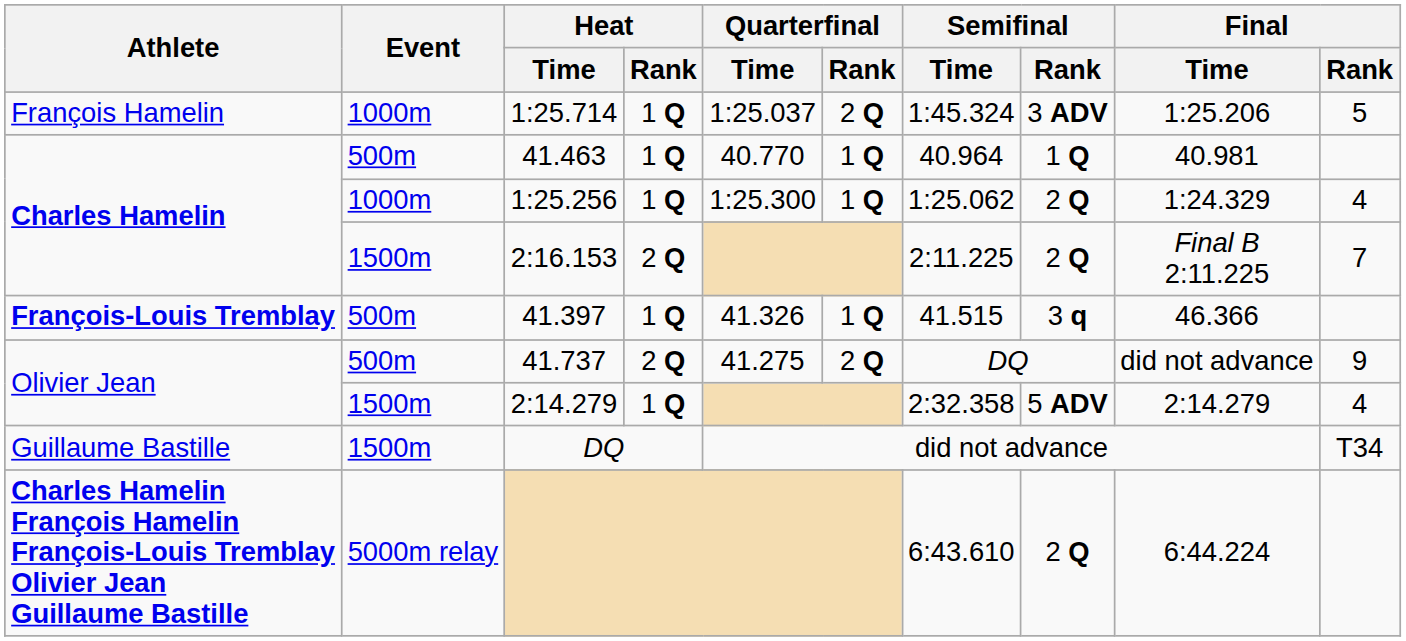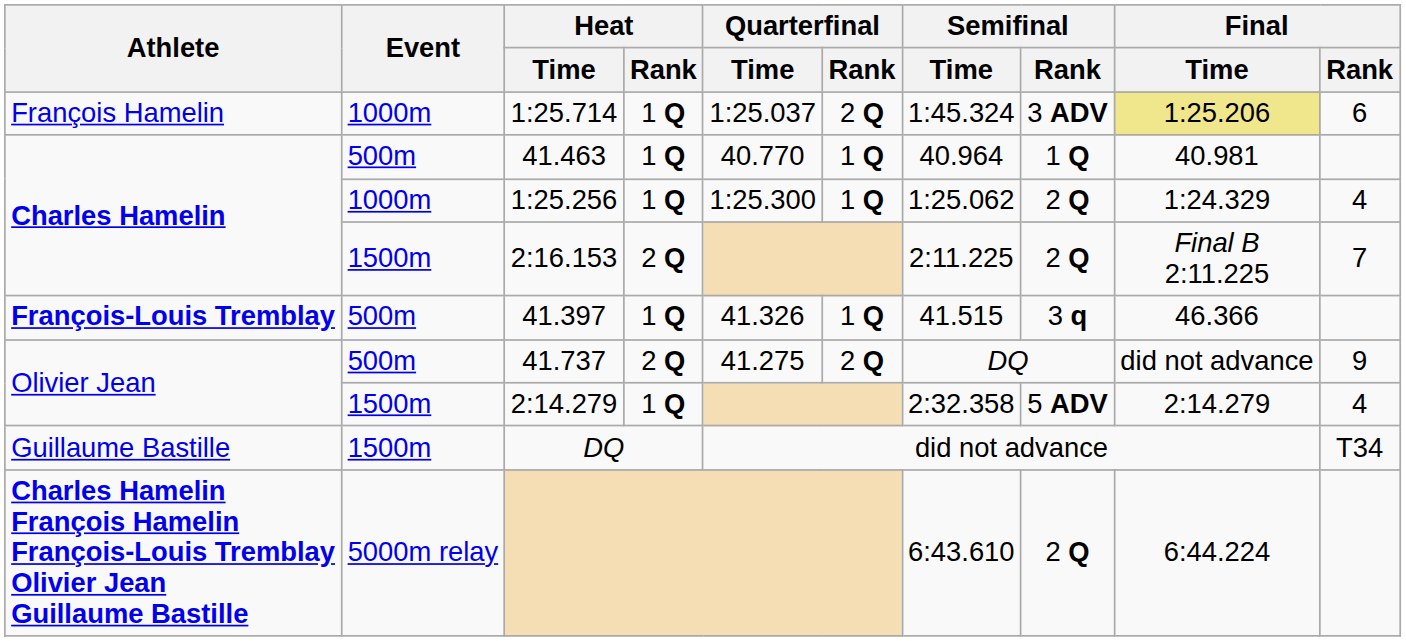(1217, 112) no background -> (1217, 112) khaki background
(1360, 112) 5 -> (1360, 112) 6
